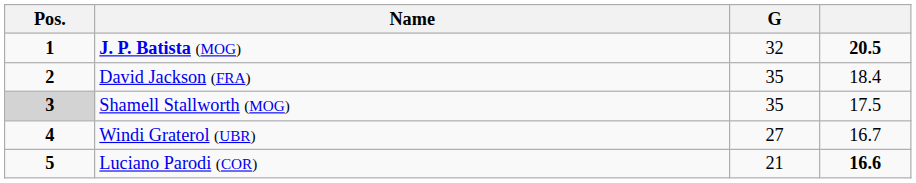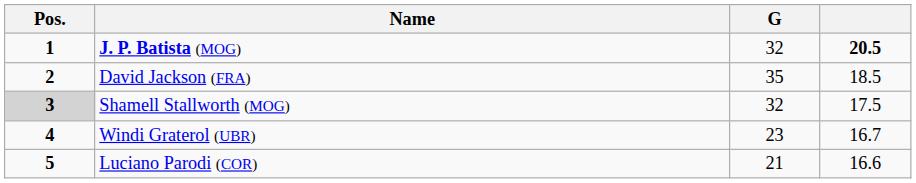(865, 76) 18.4 -> (865, 76) 18.5
(775, 105) 35 -> (775, 105) 32
(775, 134) 27 -> (775, 134) 23
(865, 163) bold -> (865, 163) normal
